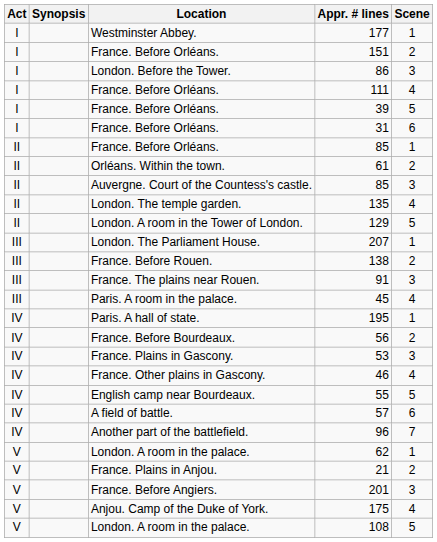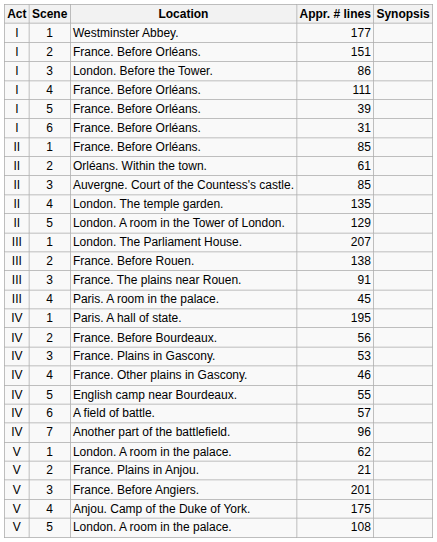columns swapped: (412, 14) <-> (59, 14)
